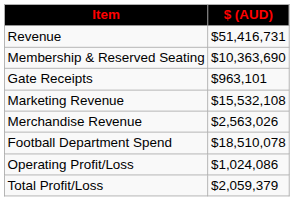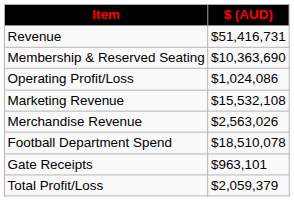rows swapped: (50, 79) <-> (71, 164)
